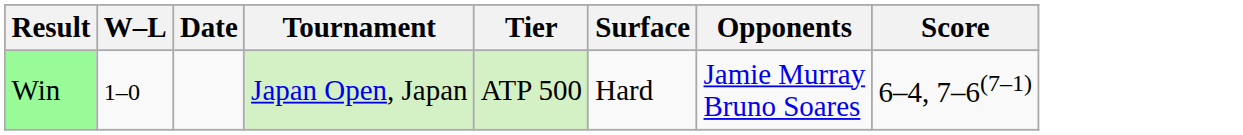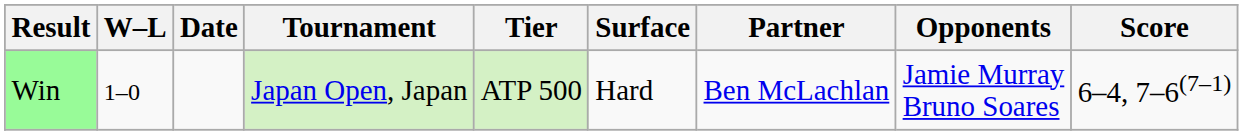+ column: (796, 27)
